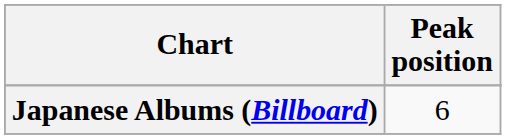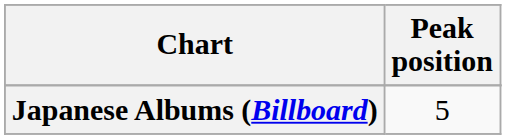(442, 109) 6 -> (442, 109) 5
